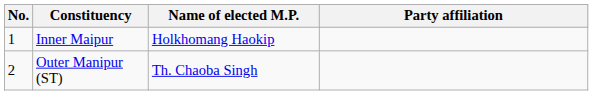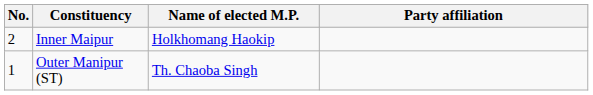(11, 39) 1 -> (11, 39) 2
(11, 70) 2 -> (11, 70) 1
